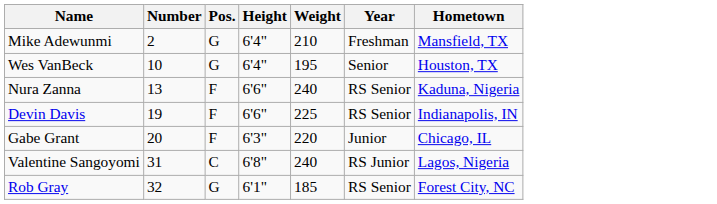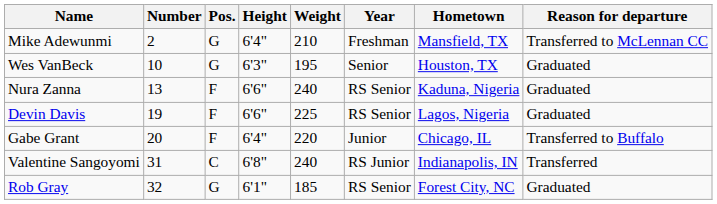+ column: (617, 16)
(255, 65) 6'4" -> (255, 65) 6'3"
(468, 114) Indianapolis, IN -> (463, 114) Lagos, Nigeria
(255, 138) 6'3" -> (255, 138) 6'4"
(463, 162) Lagos, Nigeria -> (468, 162) Indianapolis, IN
